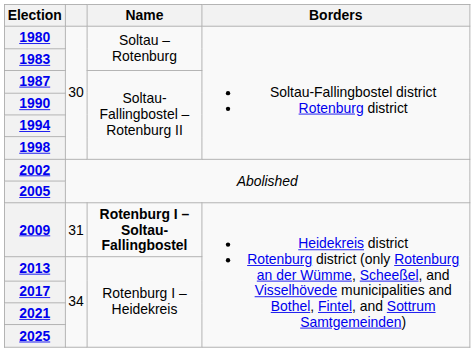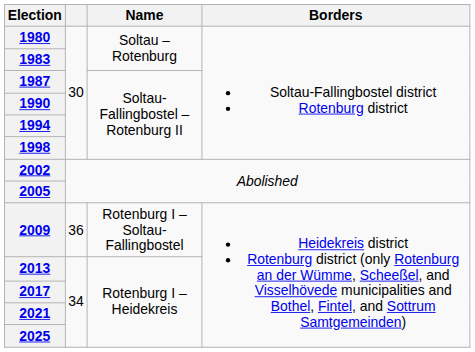(76, 229) 31 -> (76, 229) 36
(144, 229) bold -> (144, 229) normal
